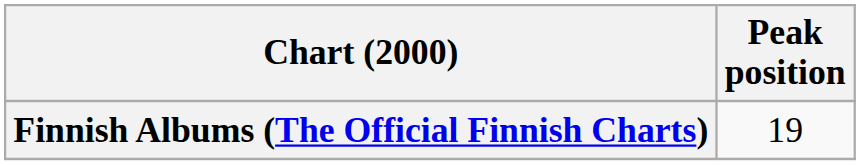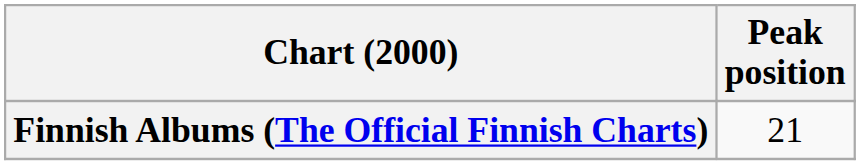(785, 129) 19 -> (785, 129) 21
